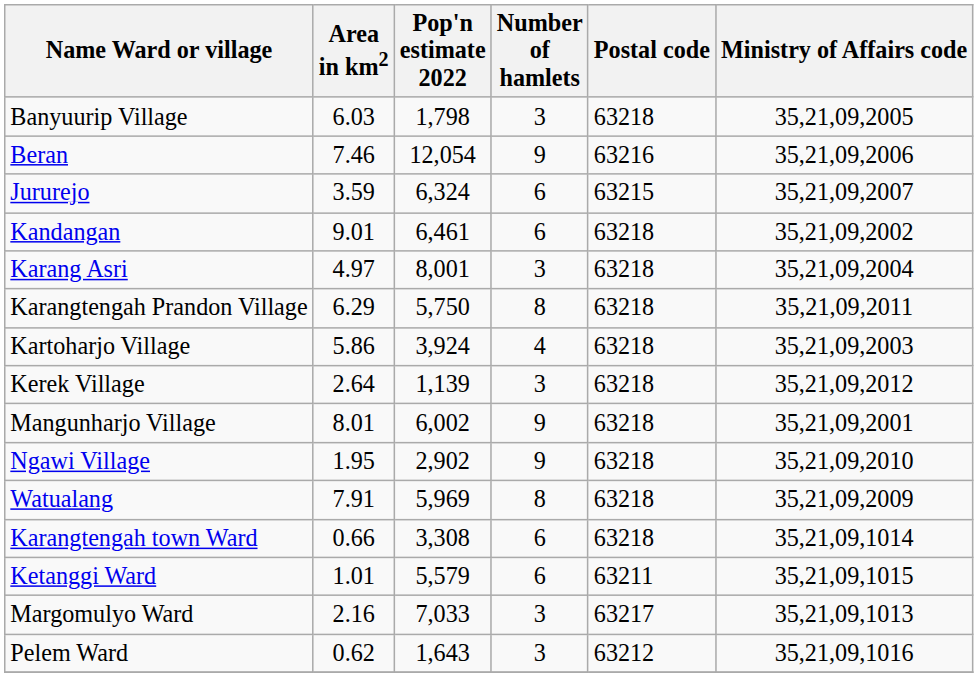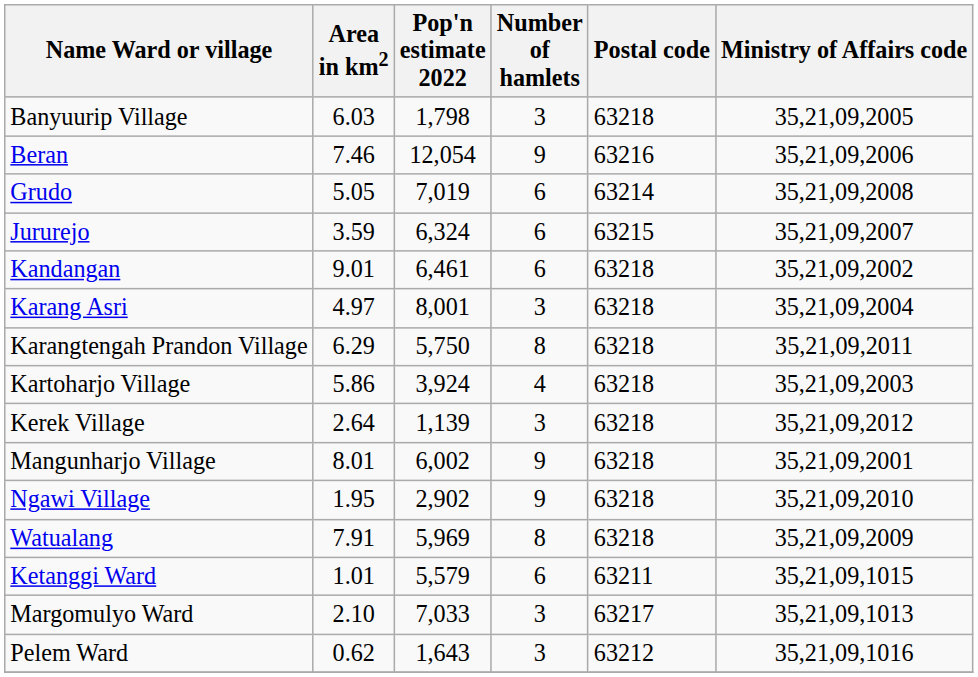+ row: (41, 192)
- row: (134, 537)
(354, 614) 2.16 -> (354, 614) 2.10
